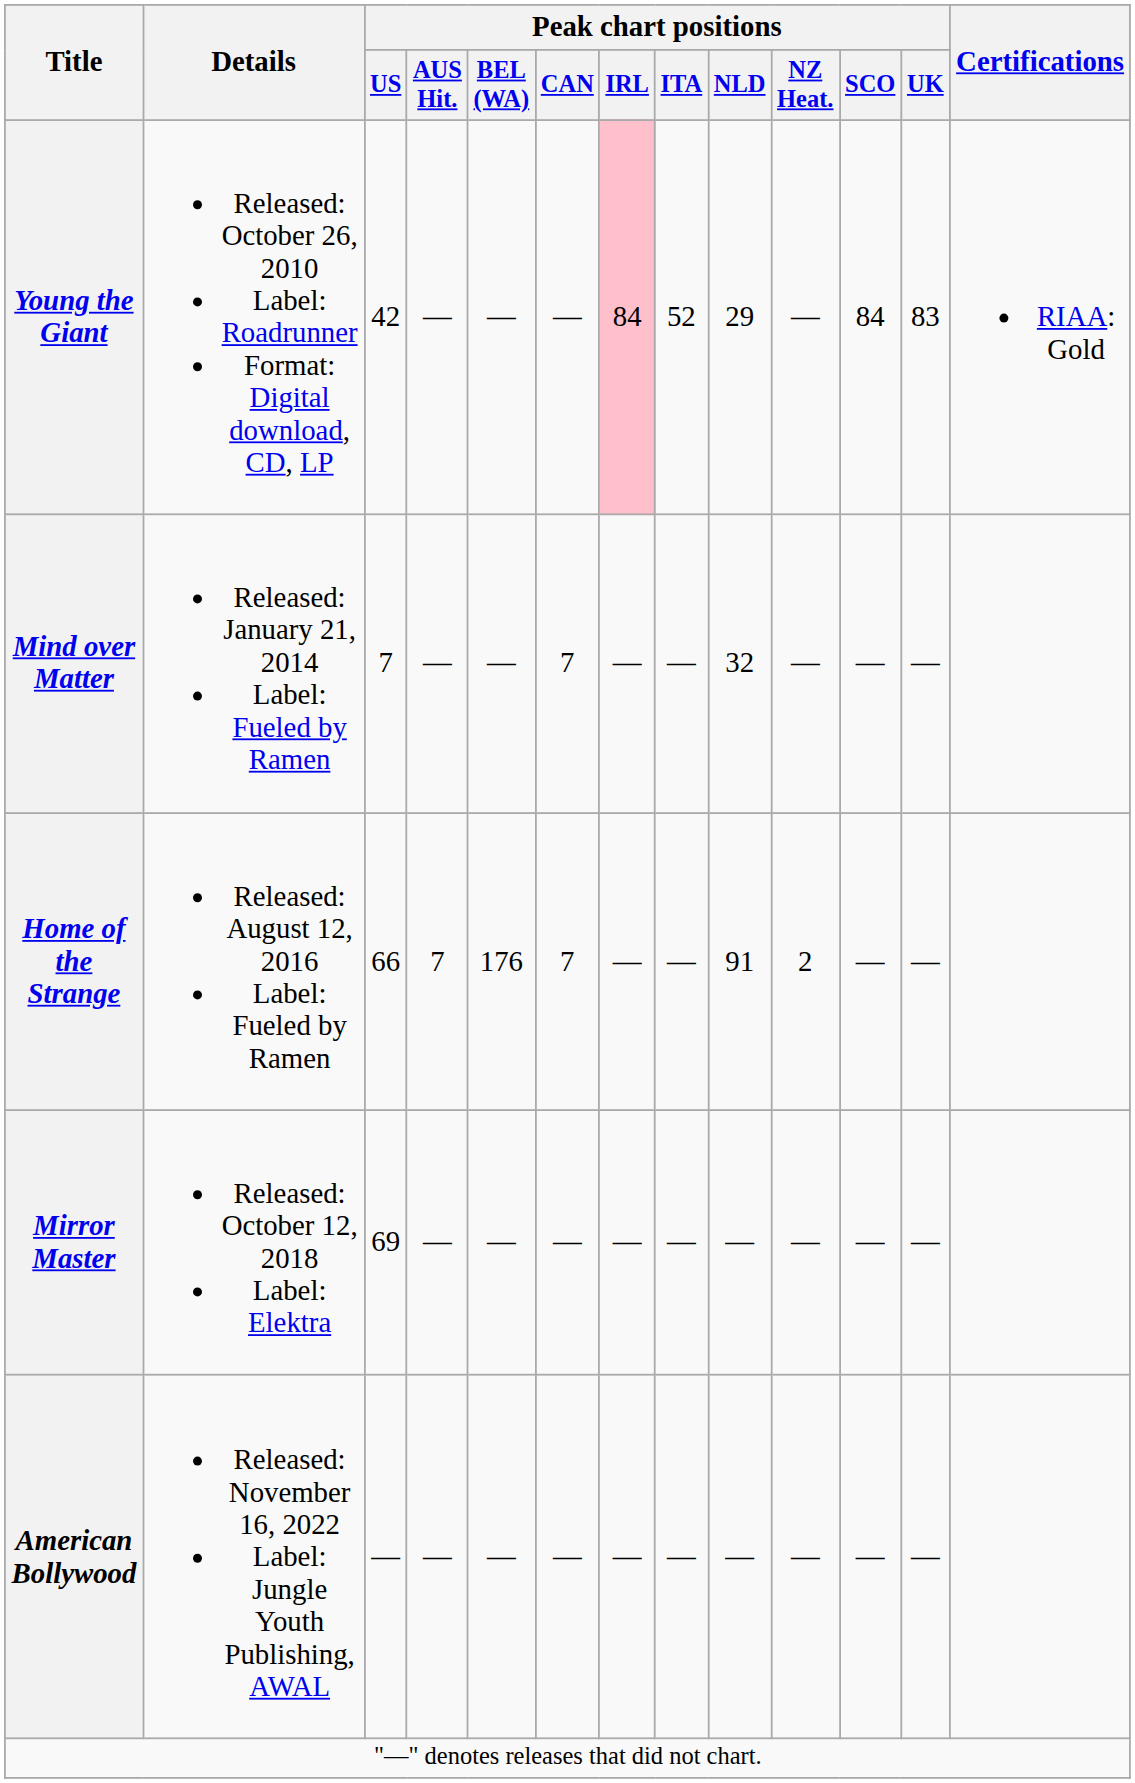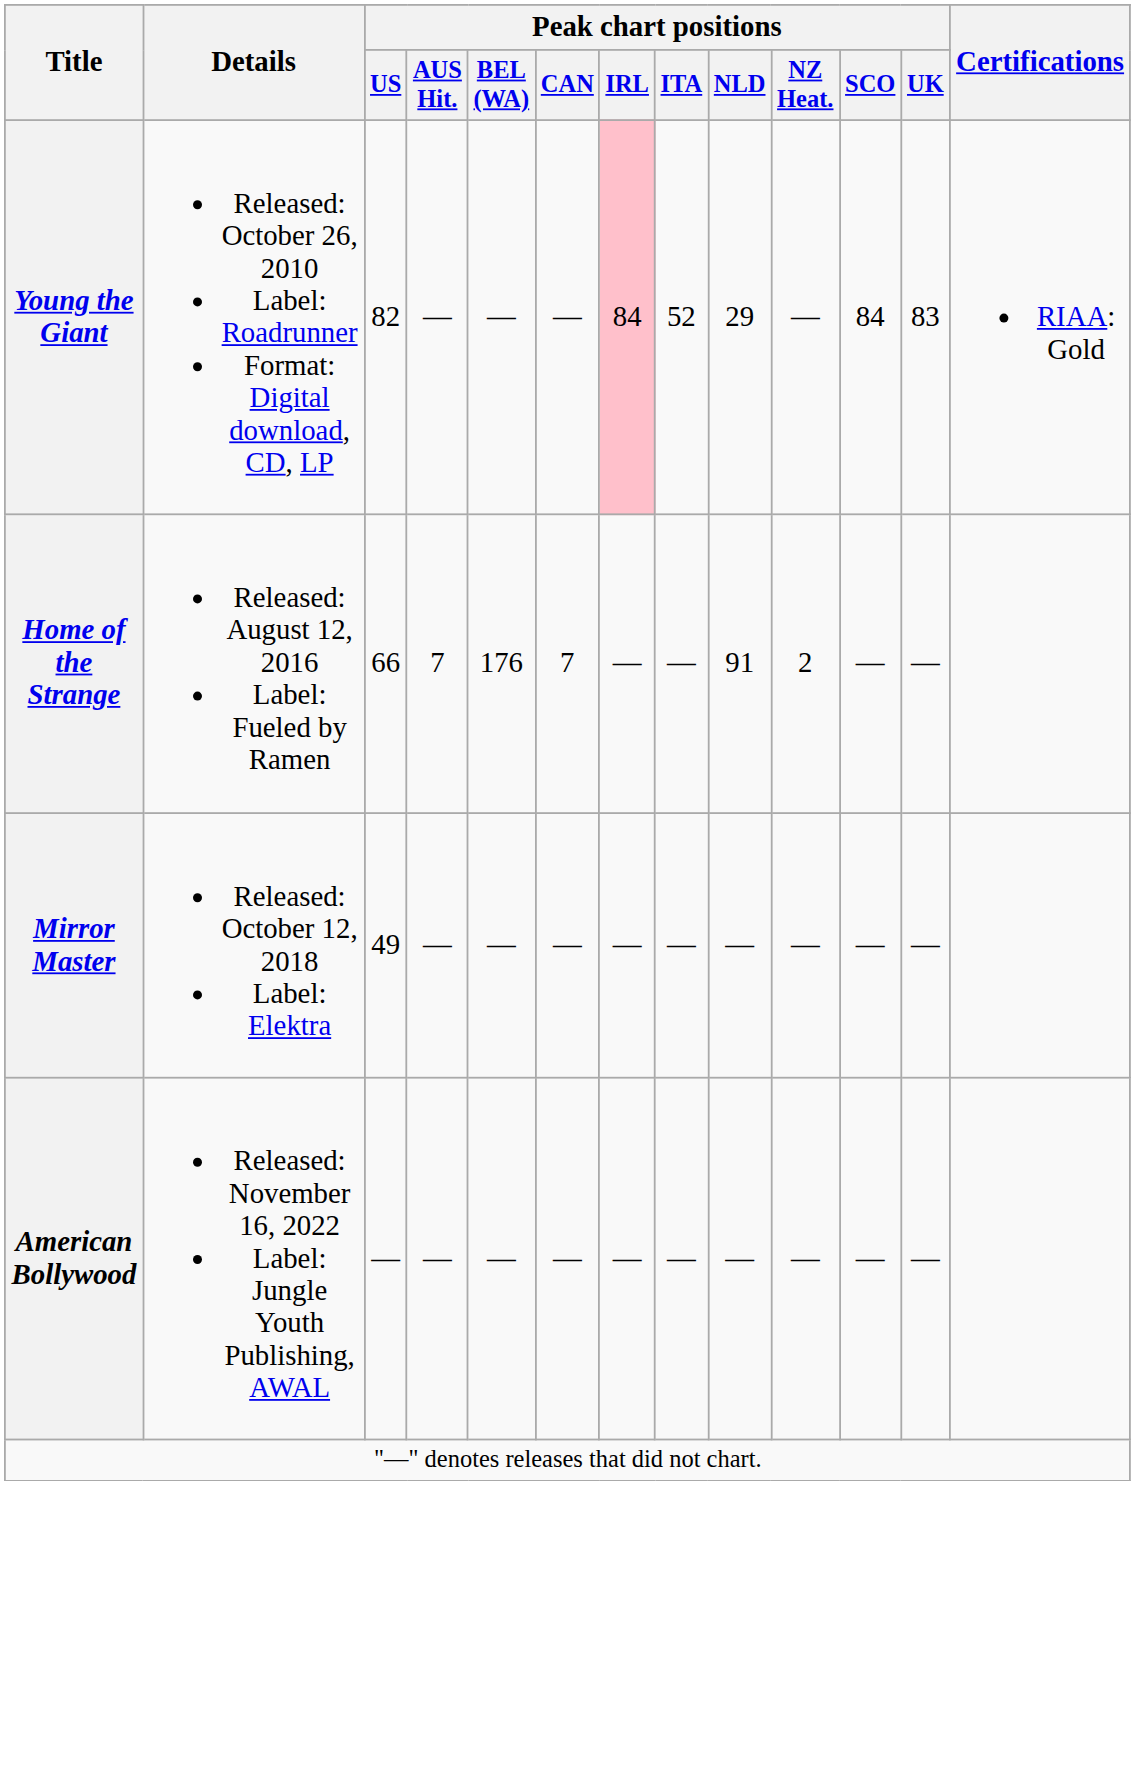(386, 316) 42 -> (386, 316) 82
- row: (74, 663)
(386, 1242) 69 -> (386, 944) 49
